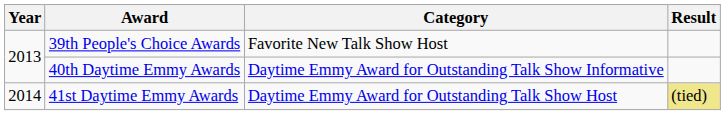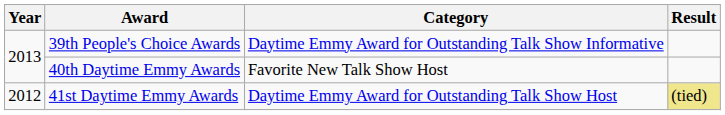(348, 43) Favorite New Talk Show Host -> (456, 43) Daytime Emmy Award for Outstanding Talk Show Informative
(456, 69) Daytime Emmy Award for Outstanding Talk Show Informative -> (348, 69) Favorite New Talk Show Host
(25, 95) 2014 -> (25, 95) 2012
